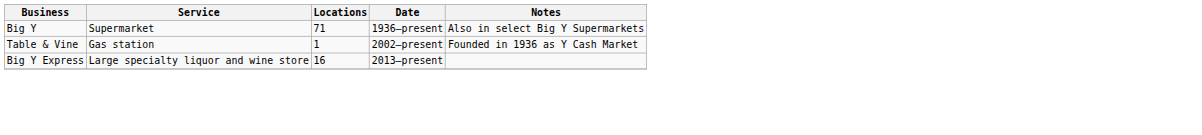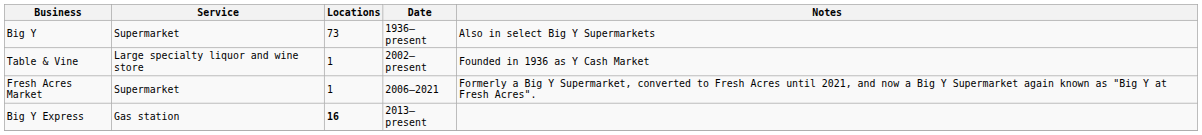(320, 29) 71 -> (333, 34) 73
(121, 45) Gas station -> (206, 62) Large specialty liquor and wine store
+ row: (39, 89)
(199, 61) Large specialty liquor and wine store -> (147, 117) Gas station
(320, 61) normal -> (333, 117) bold
